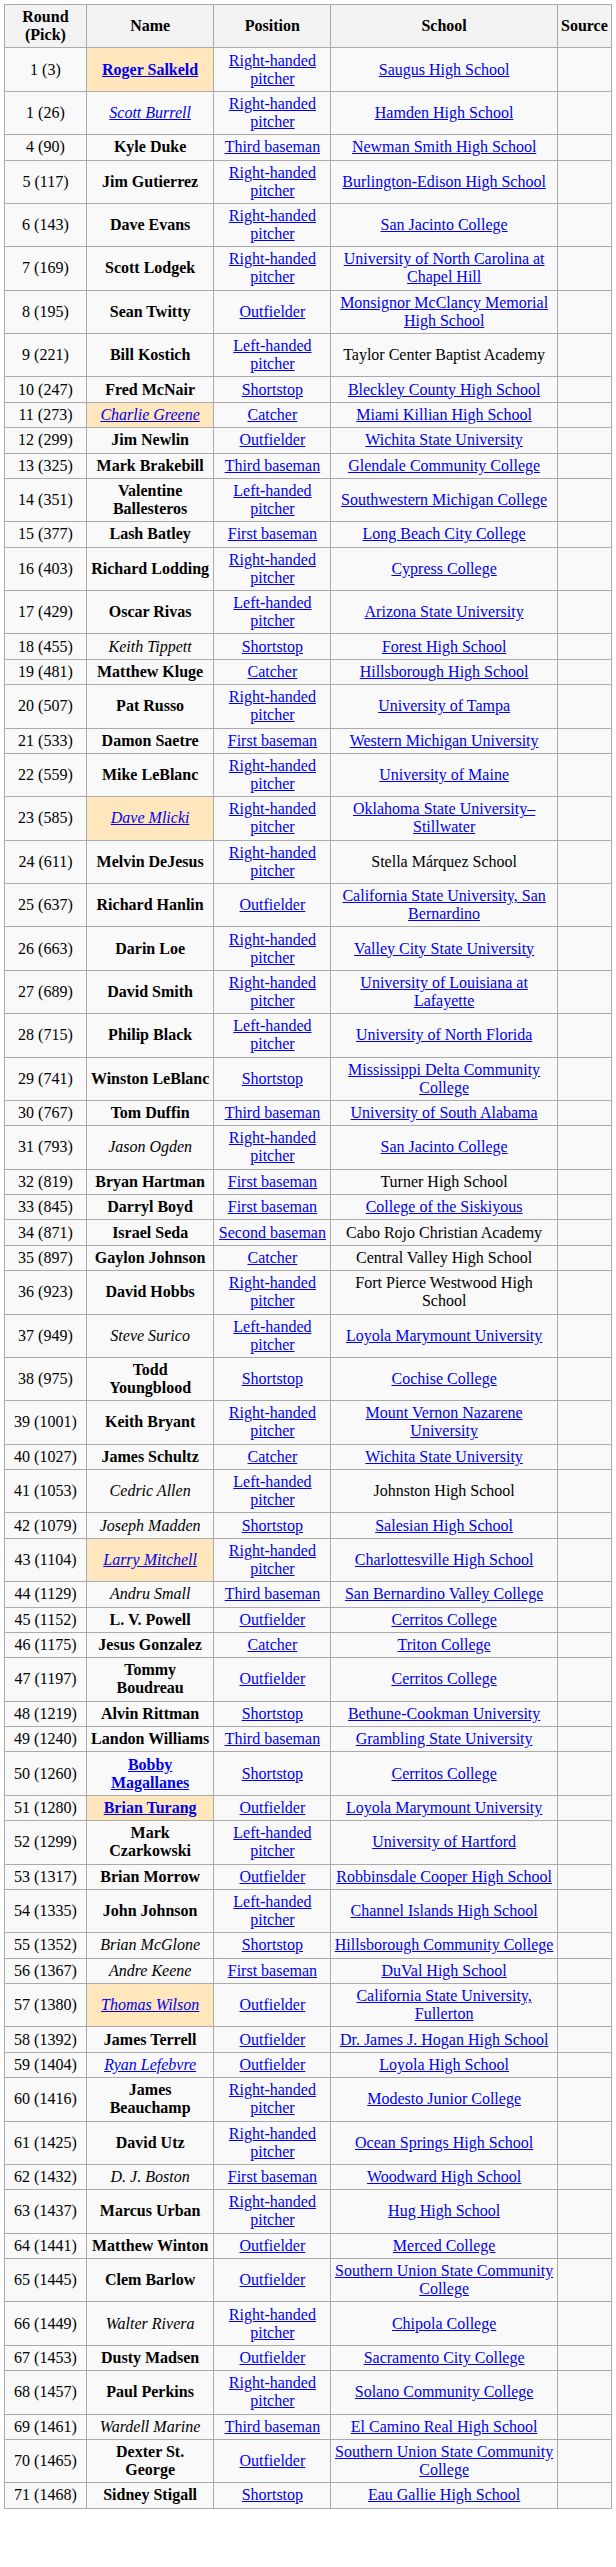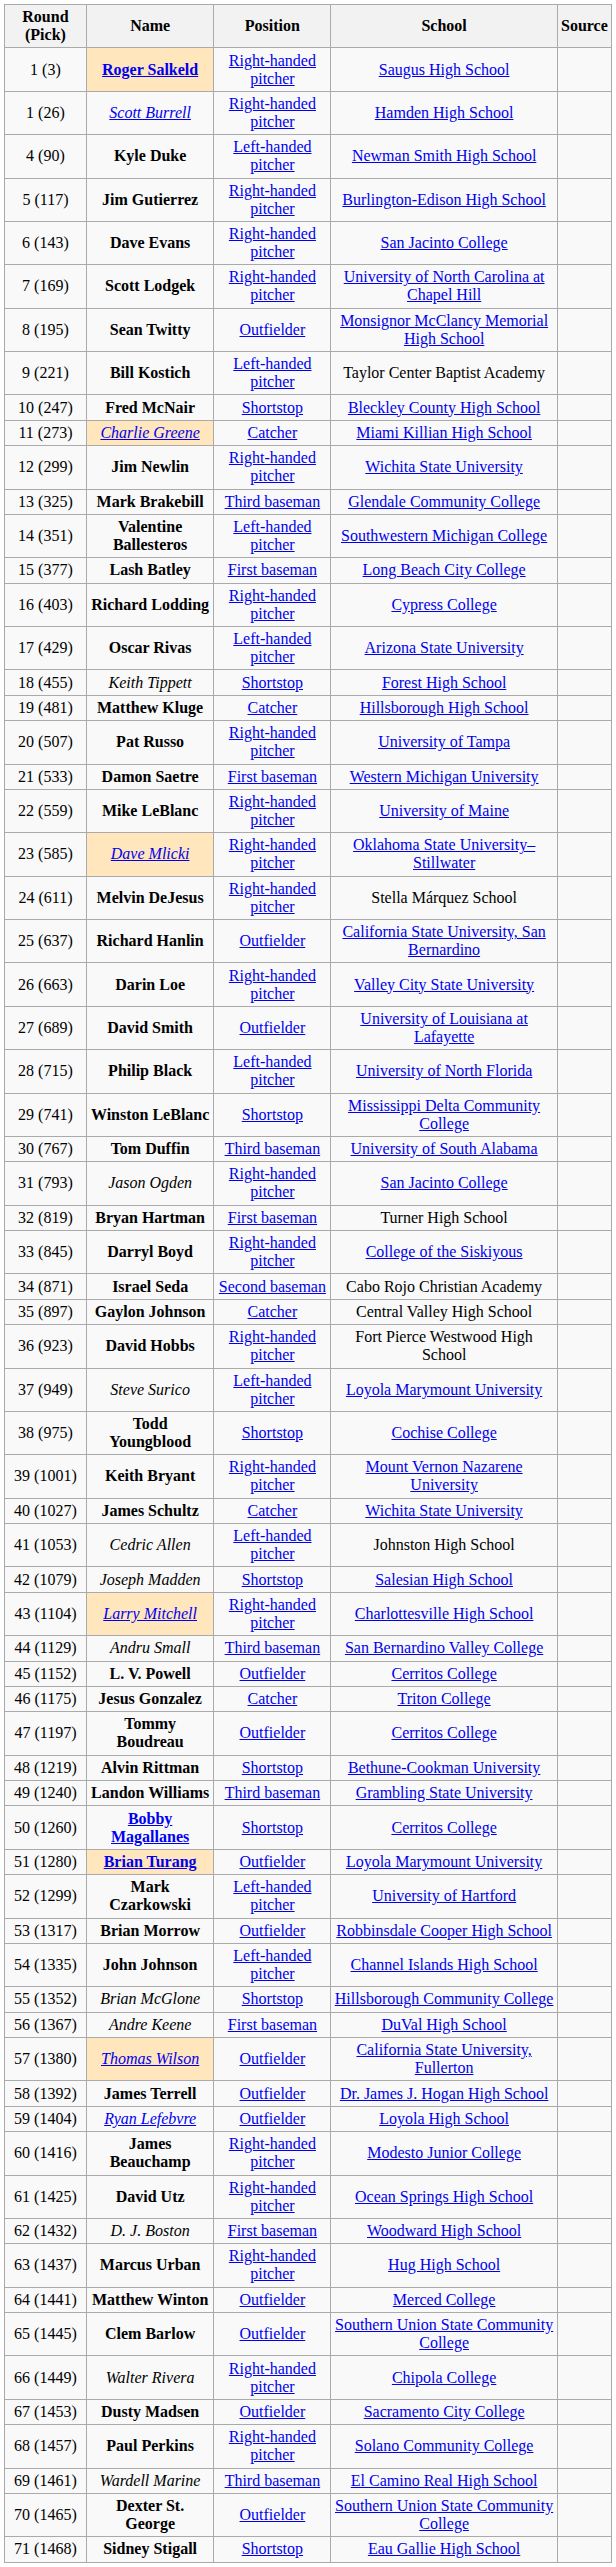(272, 147) Third baseman -> (272, 156) Left-handed pitcher
(272, 440) Outfielder -> (272, 467) Right-handed pitcher
(272, 991) Right-handed pitcher -> (272, 1027) Outfielder
(272, 1207) First baseman -> (272, 1252) Right-handed pitcher
